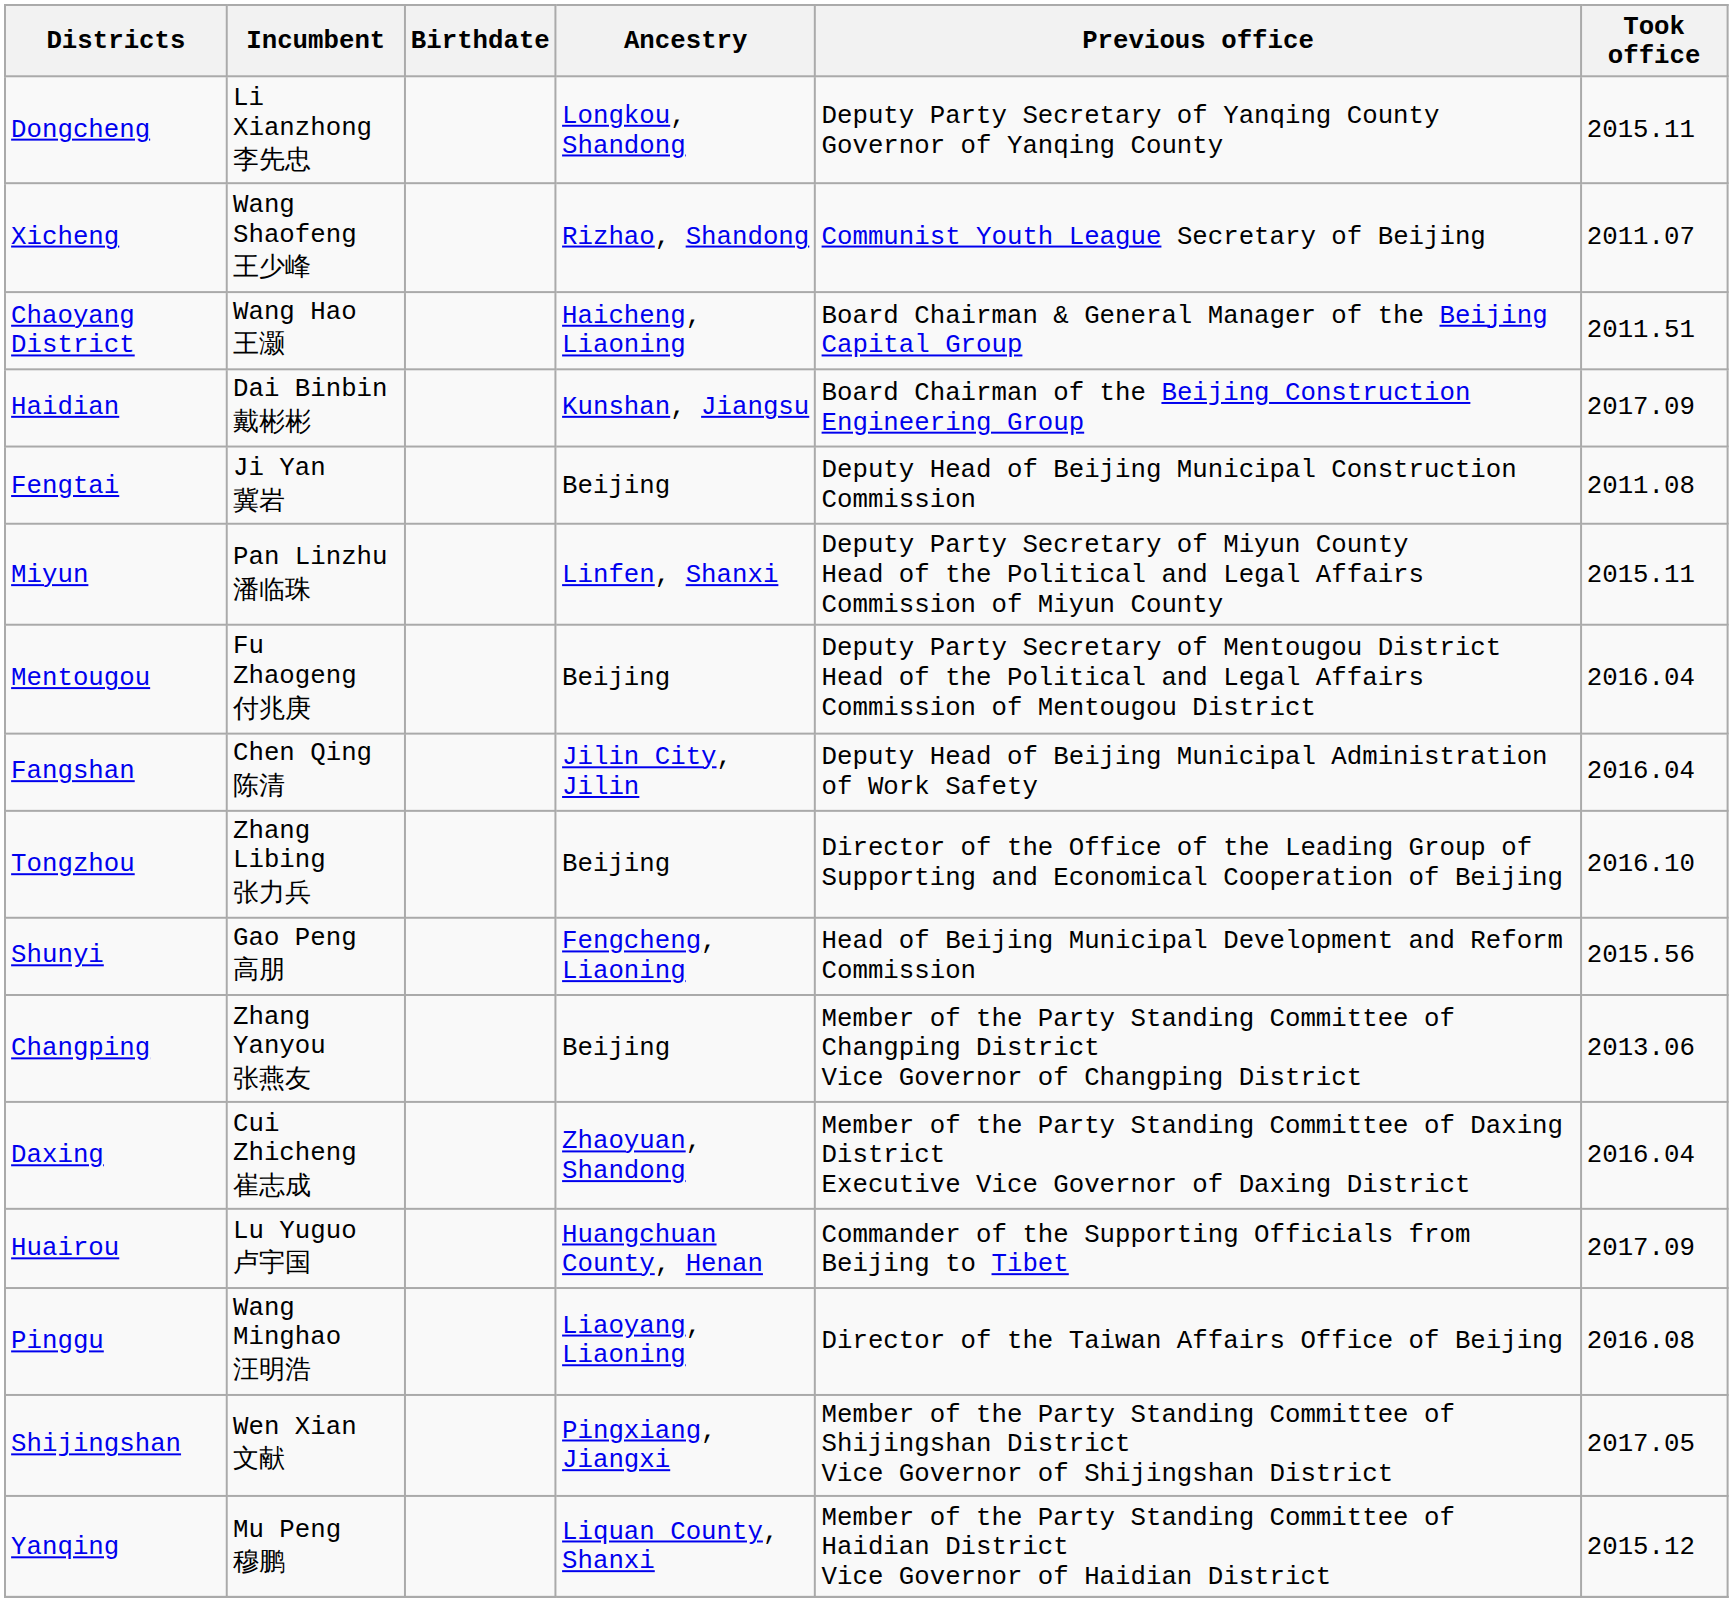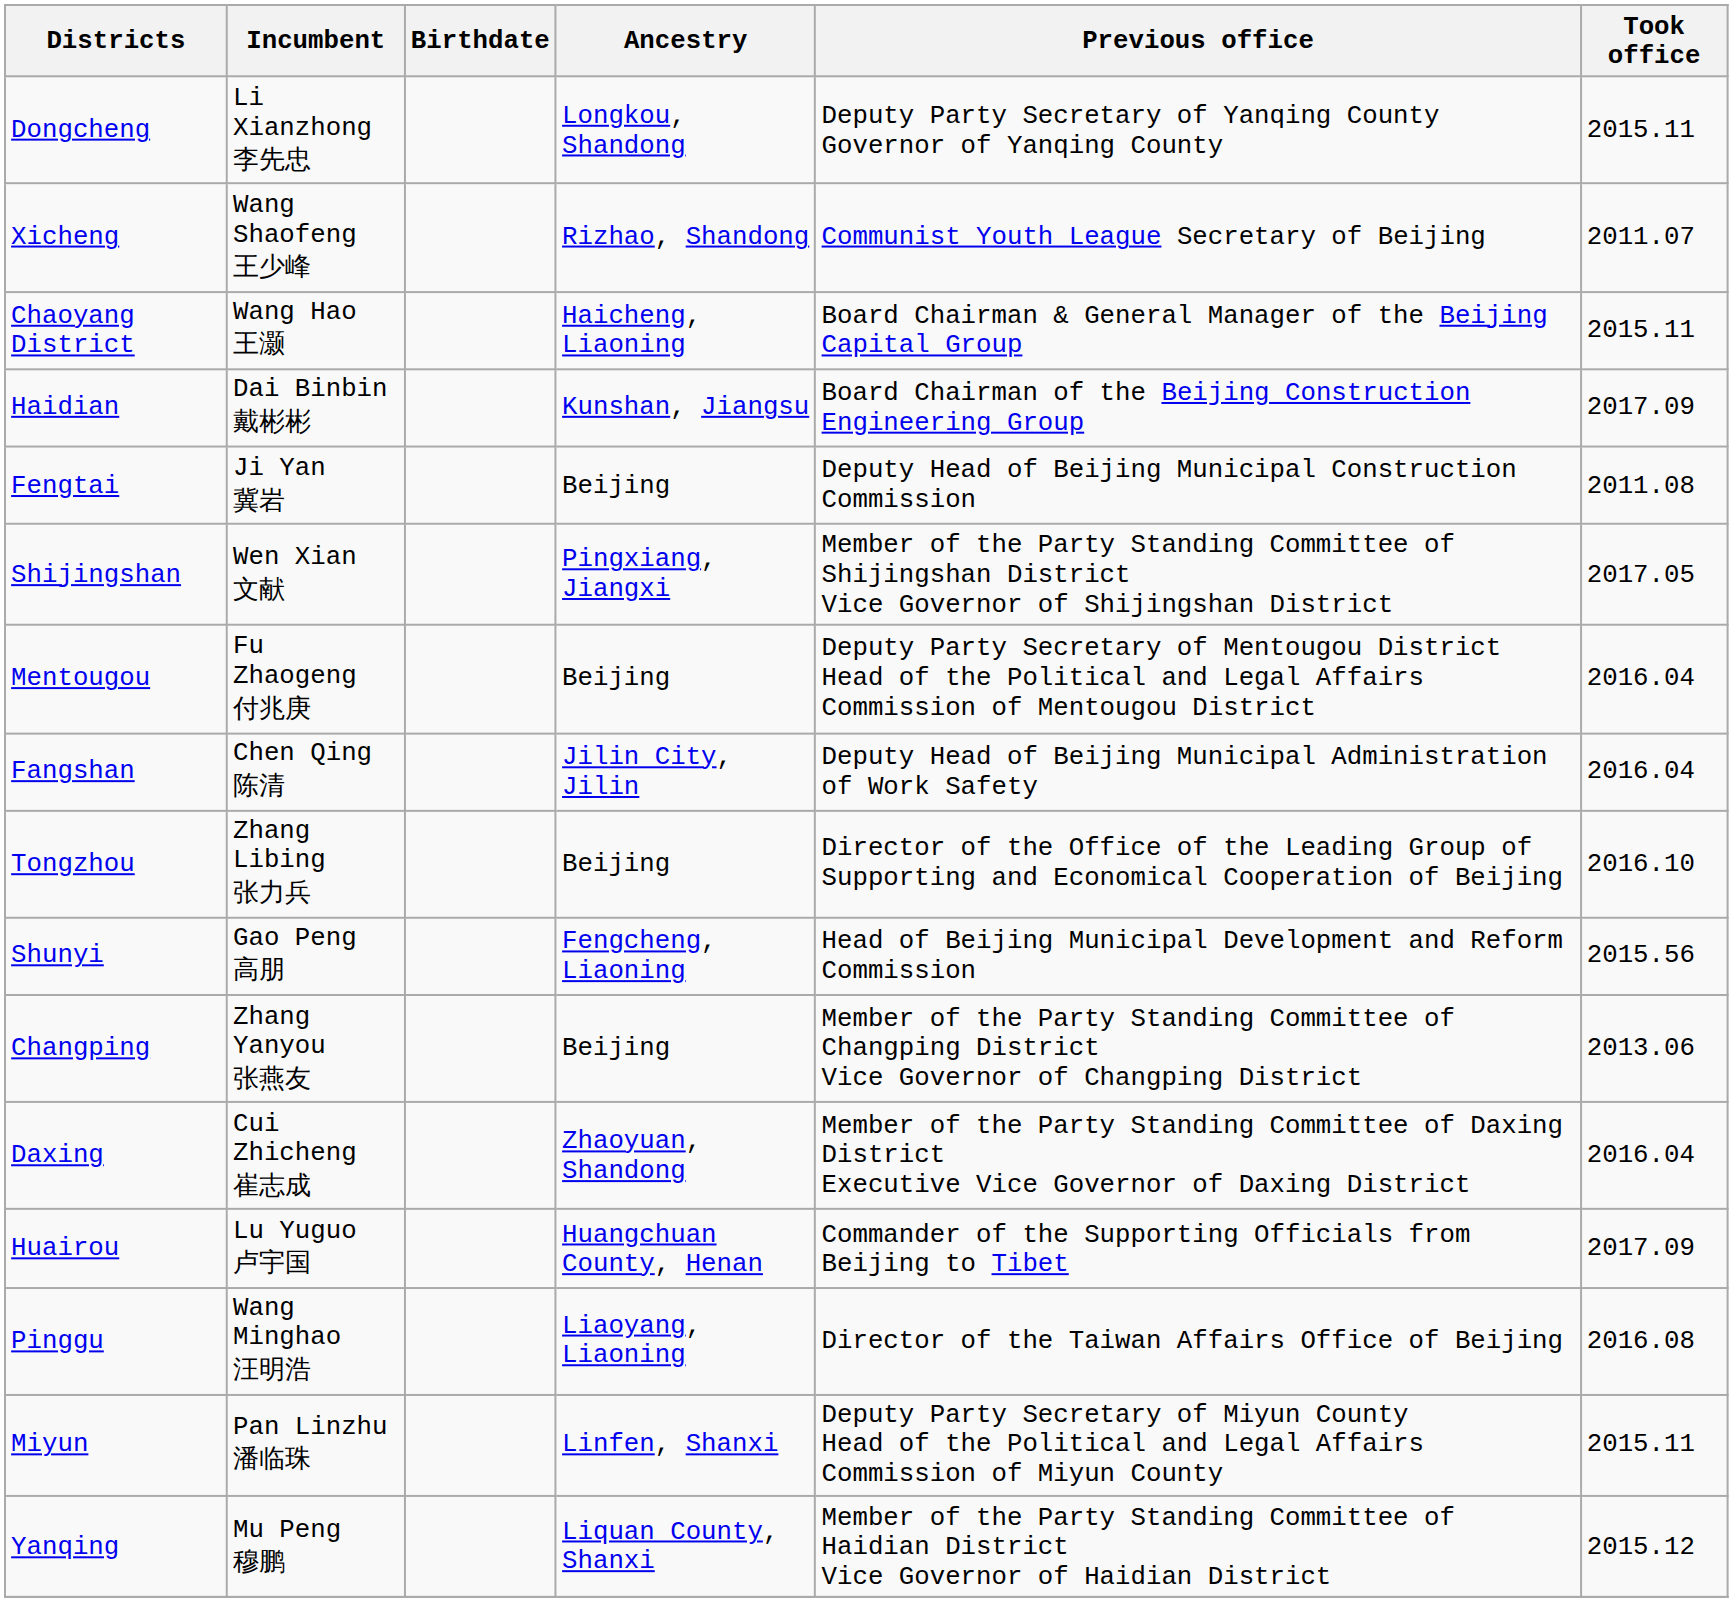(1641, 330) 2011.51 -> (1641, 330) 2015.11
rows swapped: (96, 1445) <-> (50, 575)
